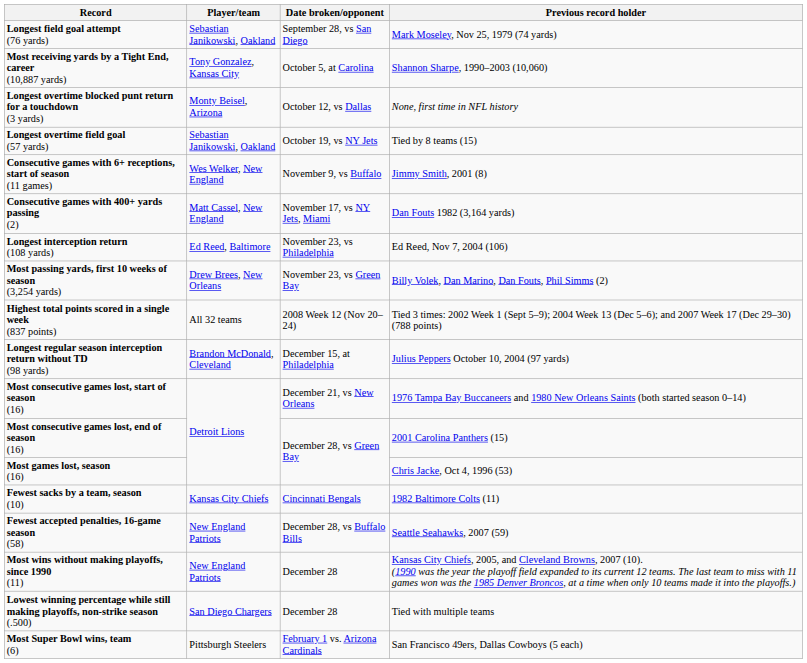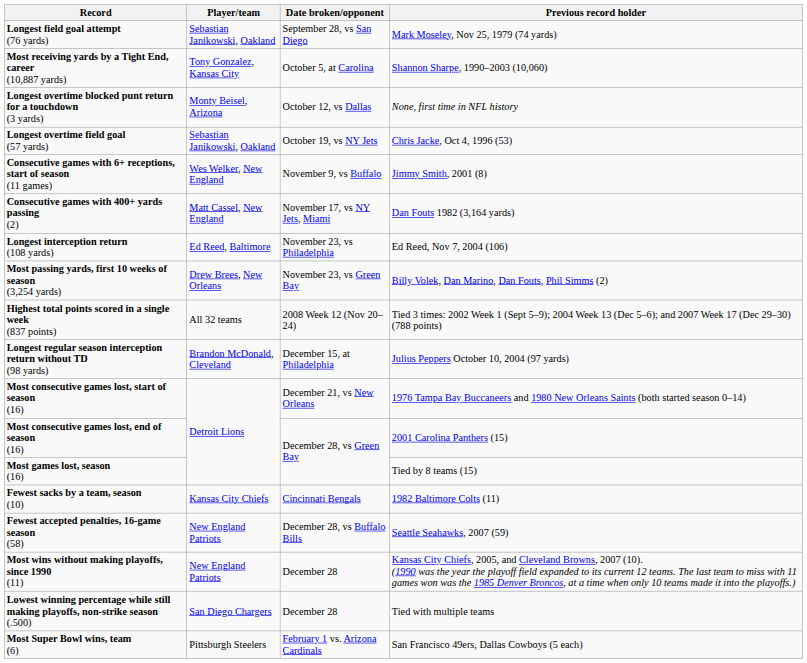(434, 140) Tied by 8 teams (15) -> (452, 140) Chris Jacke, Oct 4, 1996 (53)
(452, 471) Chris Jacke, Oct 4, 1996 (53) -> (434, 471) Tied by 8 teams (15)
